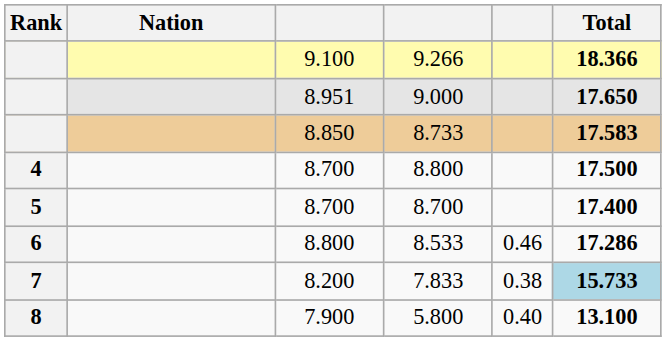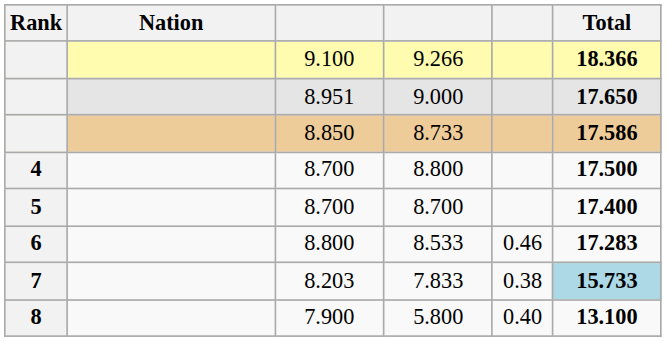(607, 132) 17.583 -> (607, 132) 17.586
(607, 243) 17.286 -> (607, 243) 17.283
(329, 280) 8.200 -> (329, 280) 8.203
